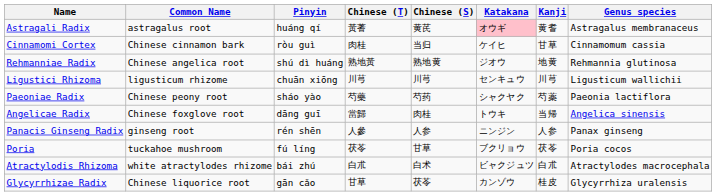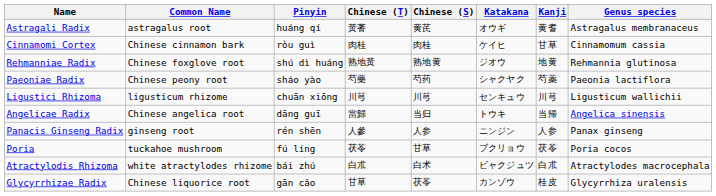(493, 28) pink background -> (493, 28) no background
(422, 45) 当归 -> (422, 45) 肉桂
(186, 62) Chinese angelica root -> (186, 62) Chinese foxglove root
rows swapped: (45, 97) <-> (54, 80)
(186, 114) Chinese foxglove root -> (186, 114) Chinese angelica root
(422, 113) 肉桂 -> (422, 113) 当归
